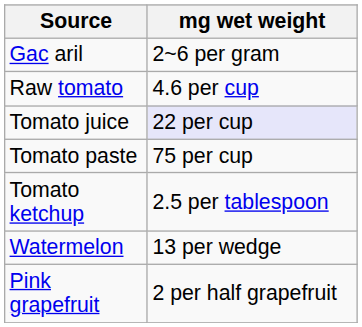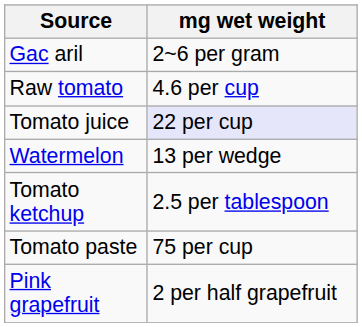rows swapped: (73, 155) <-> (67, 247)
